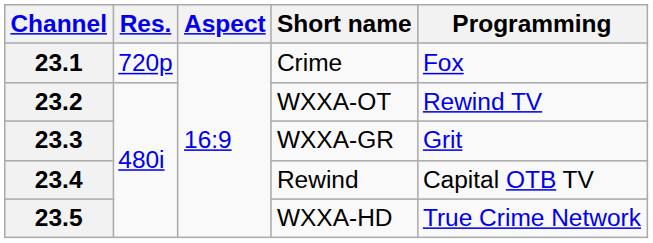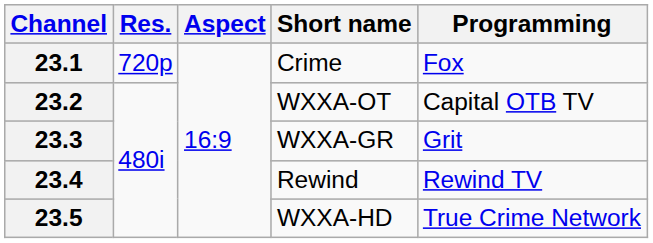(483, 101) Rewind TV -> (508, 101) Capital OTB TV
(508, 179) Capital OTB TV -> (483, 179) Rewind TV
